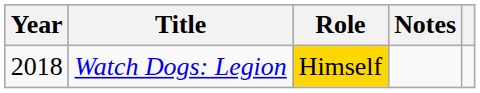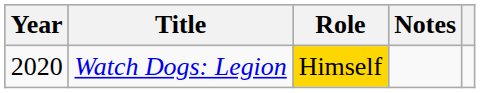(37, 66) 2018 -> (37, 66) 2020
